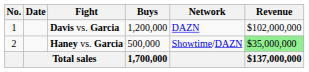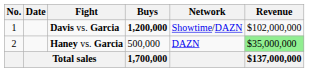(147, 28) normal -> (147, 28) bold
(186, 28) DAZN -> (207, 28) Showtime/DAZN
(207, 43) Showtime/DAZN -> (186, 43) DAZN
